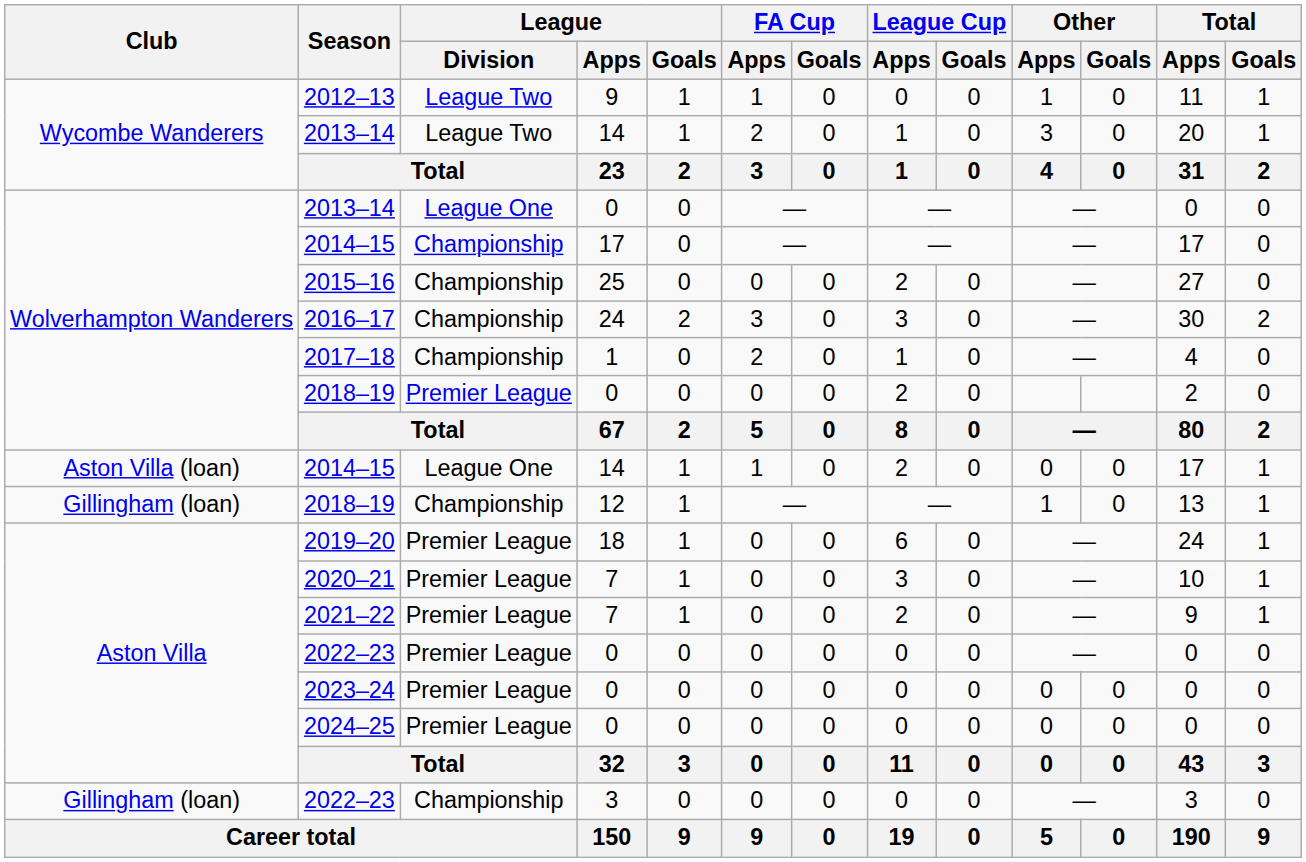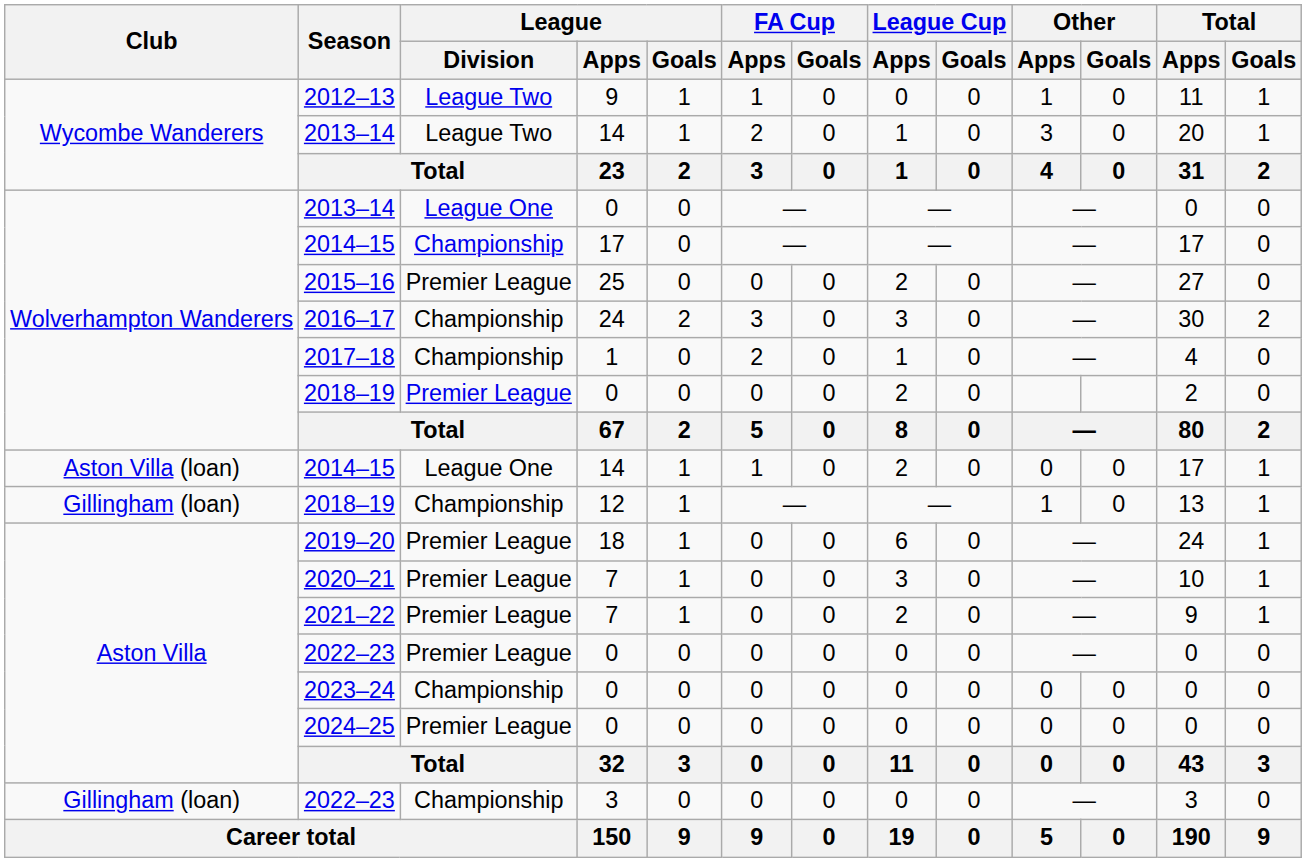(489, 282) Championship -> (489, 282) Premier League
(489, 689) Premier League -> (489, 689) Championship
